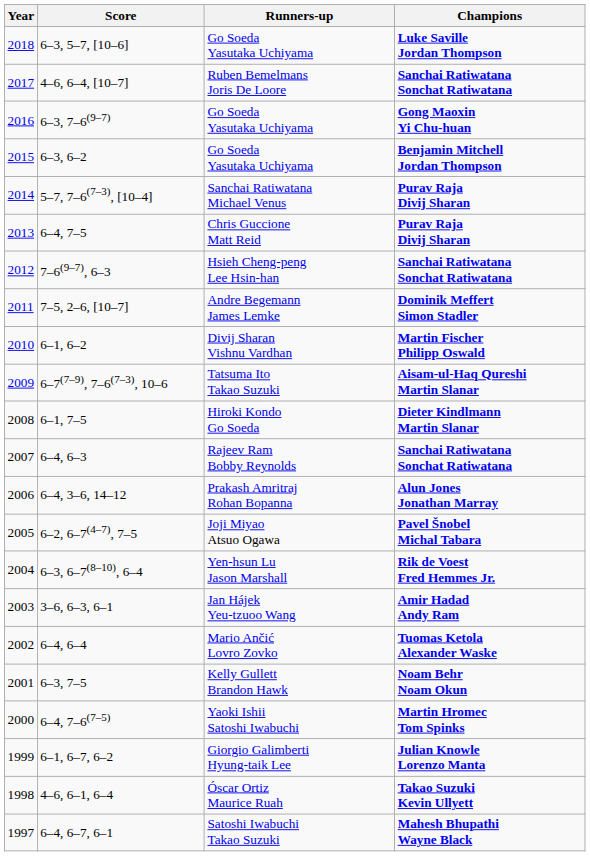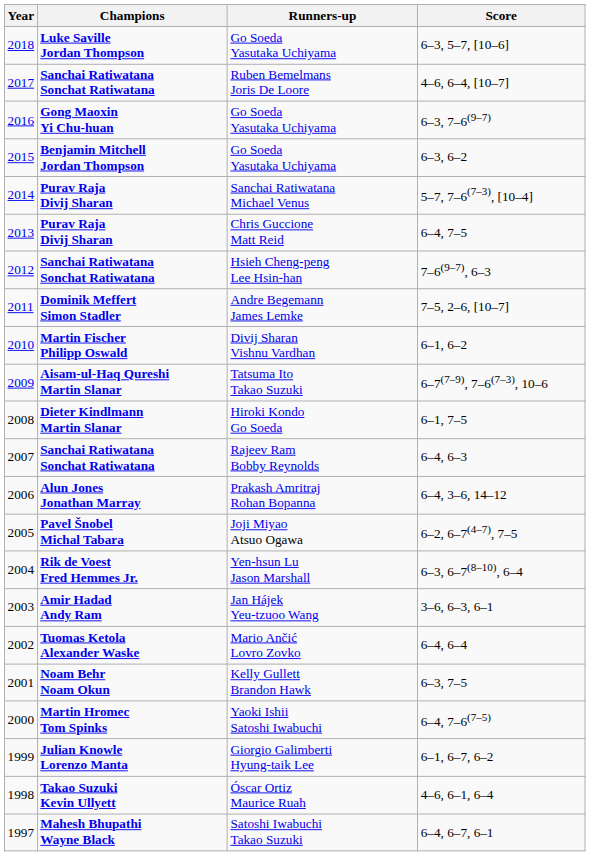columns swapped: (490, 15) <-> (121, 15)
